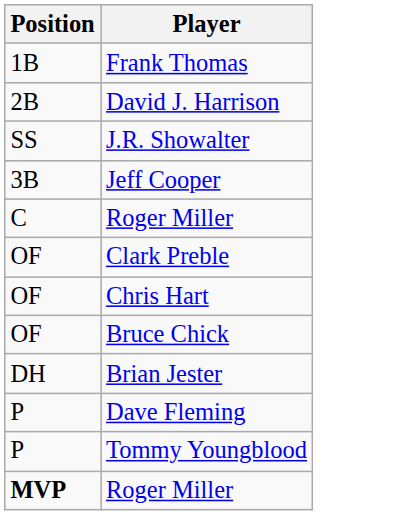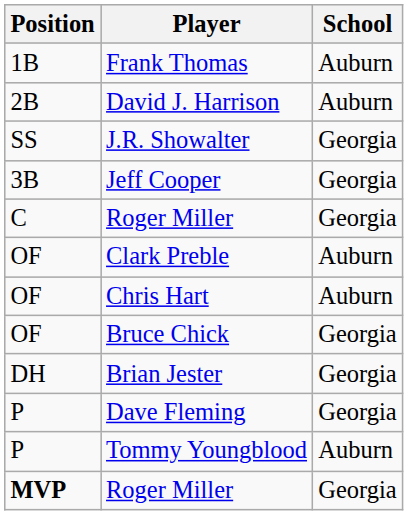+ column: (358, 23)
